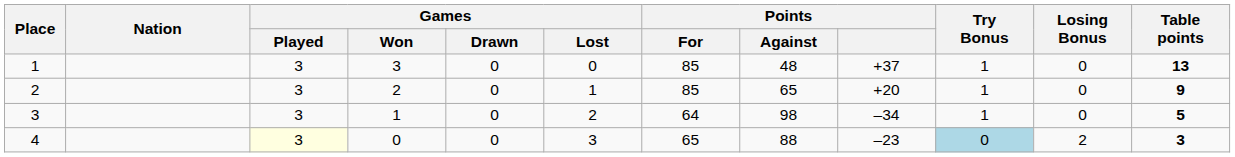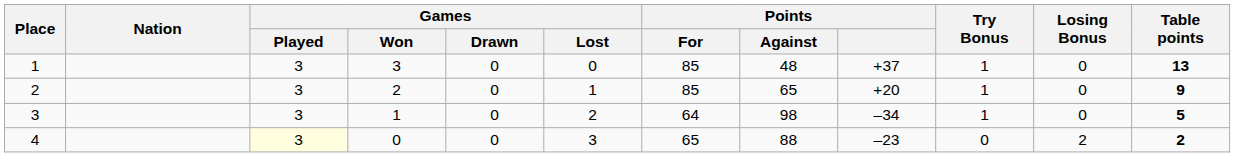(985, 139) lightblue background -> (985, 139) no background
(1181, 139) 3 -> (1181, 139) 2
